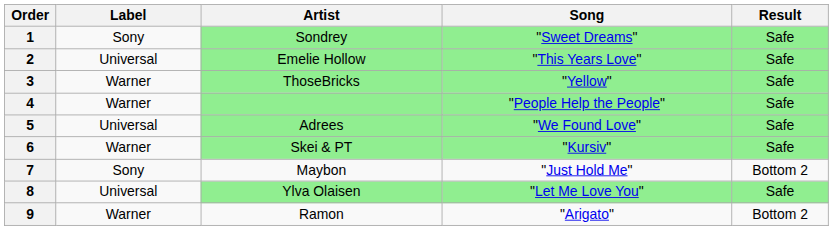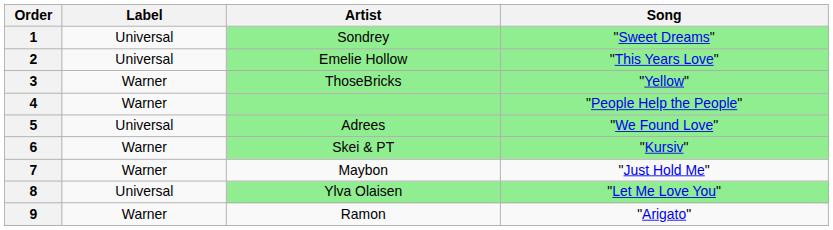- column: (780, 15)
(128, 37) Sony -> (144, 37) Universal
(128, 170) Sony -> (144, 170) Warner
